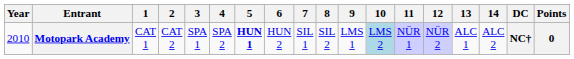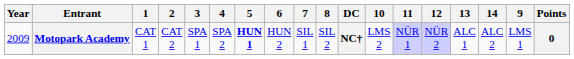columns swapped: (352, 13) <-> (521, 13)
(18, 38) 2010 -> (18, 38) 2009
(380, 38) lightblue background -> (379, 38) no background
